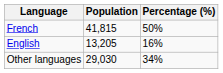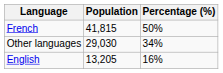rows swapped: (23, 44) <-> (44, 60)
